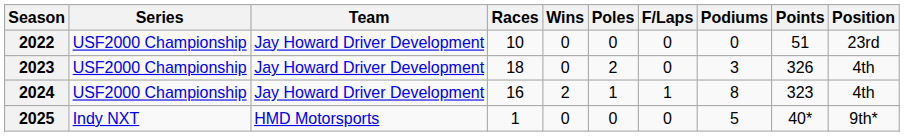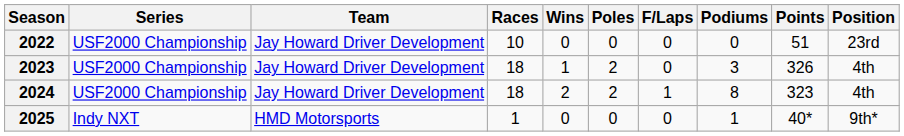(565, 68) 0 -> (565, 68) 1
(515, 93) 16 -> (515, 93) 18
(613, 93) 1 -> (613, 93) 2
(734, 119) 5 -> (734, 119) 1
